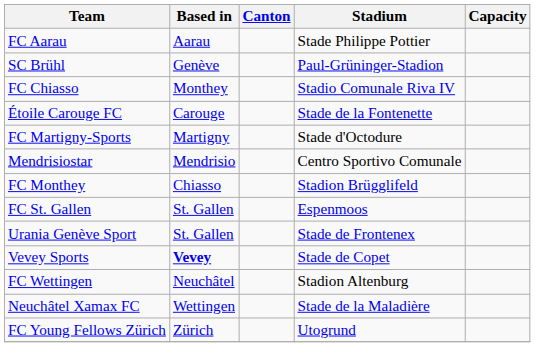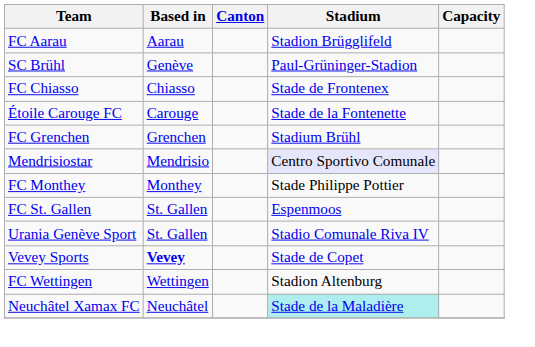(364, 40) Stade Philippe Pottier -> (331, 40) Stadion Brügglifeld
(200, 88) Monthey -> (171, 88) Chiasso
(376, 88) Stadio Comunale Riva IV -> (330, 88) Stade de Frontenex
+ row: (49, 137)
- row: (69, 137)
(379, 161) no background -> (353, 161) lavender background
(197, 185) Chiasso -> (174, 185) Monthey
(358, 185) Stadion Brügglifeld -> (338, 185) Stade Philippe Pottier
(356, 233) Stade de Frontenex -> (350, 233) Stadio Comunale Riva IV
(204, 281) Neuchâtel -> (178, 281) Wettingen
(204, 305) Wettingen -> (177, 305) Neuchâtel
(364, 305) no background -> (337, 305) paleturquoise background
- row: (87, 329)
